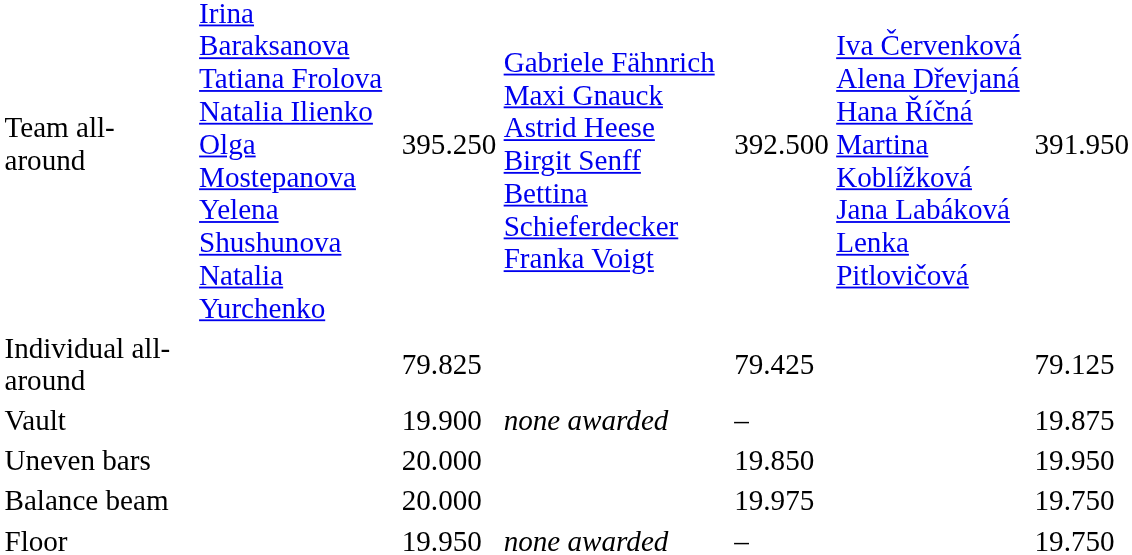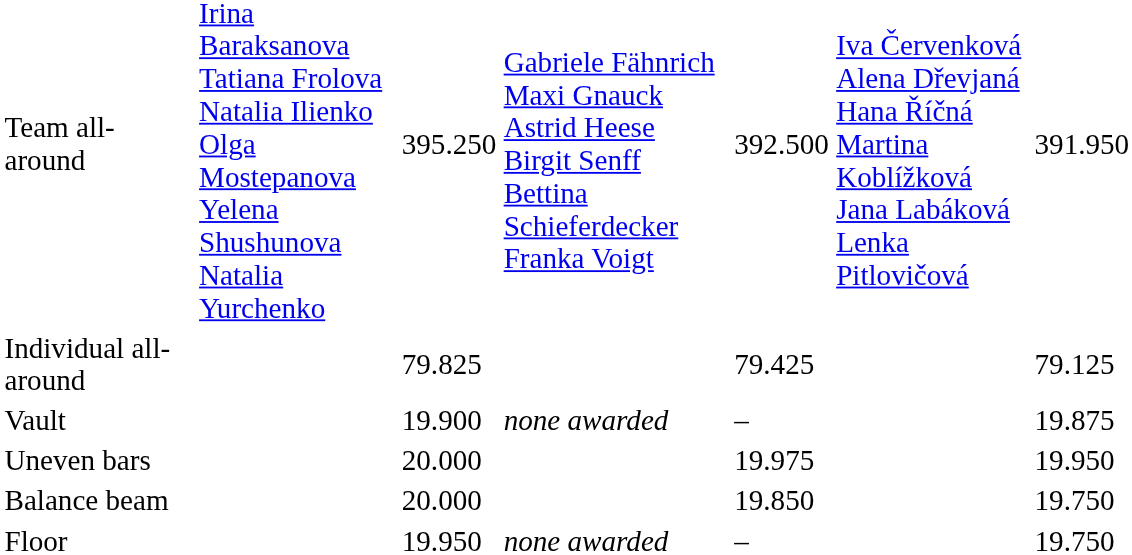(774, 460) 19.850 -> (774, 460) 19.975
(774, 500) 19.975 -> (774, 500) 19.850
